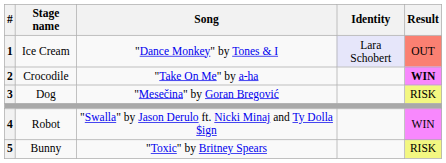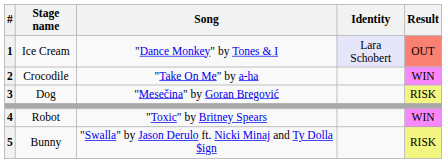(423, 76) bold -> (423, 76) normal
(207, 124) "Swalla" by Jason Derulo ft. Nicki Minaj and Ty Dolla $ign -> (207, 117) "Toxic" by Britney Spears
(207, 149) "Toxic" by Britney Spears -> (207, 142) "Swalla" by Jason Derulo ft. Nicki Minaj and Ty Dolla $ign
